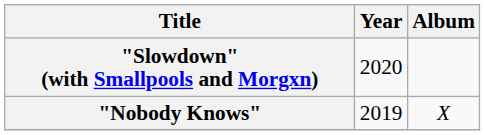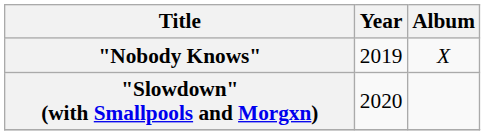rows swapped: (180, 112) <-> (180, 67)
